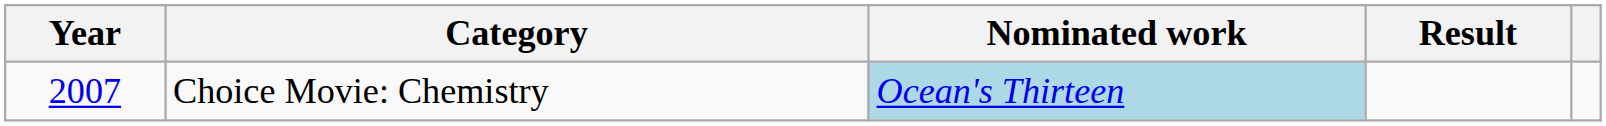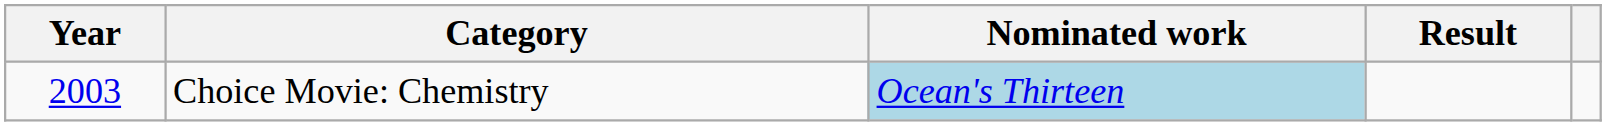(85, 90) 2007 -> (85, 90) 2003
